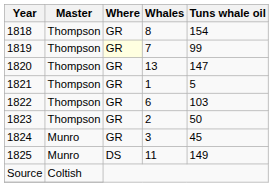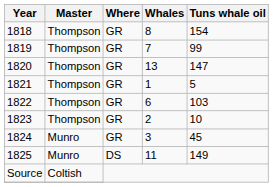(114, 48) lightyellow background -> (114, 48) no background
(196, 119) 50 -> (196, 119) 10
